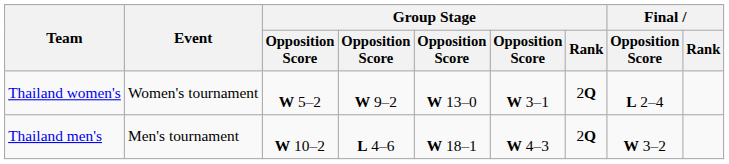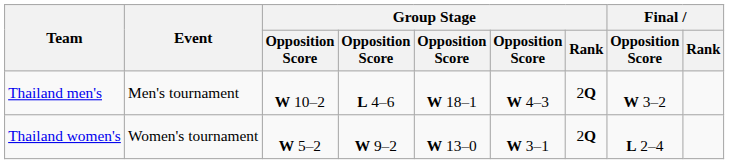rows swapped: (55, 136) <-> (64, 93)
